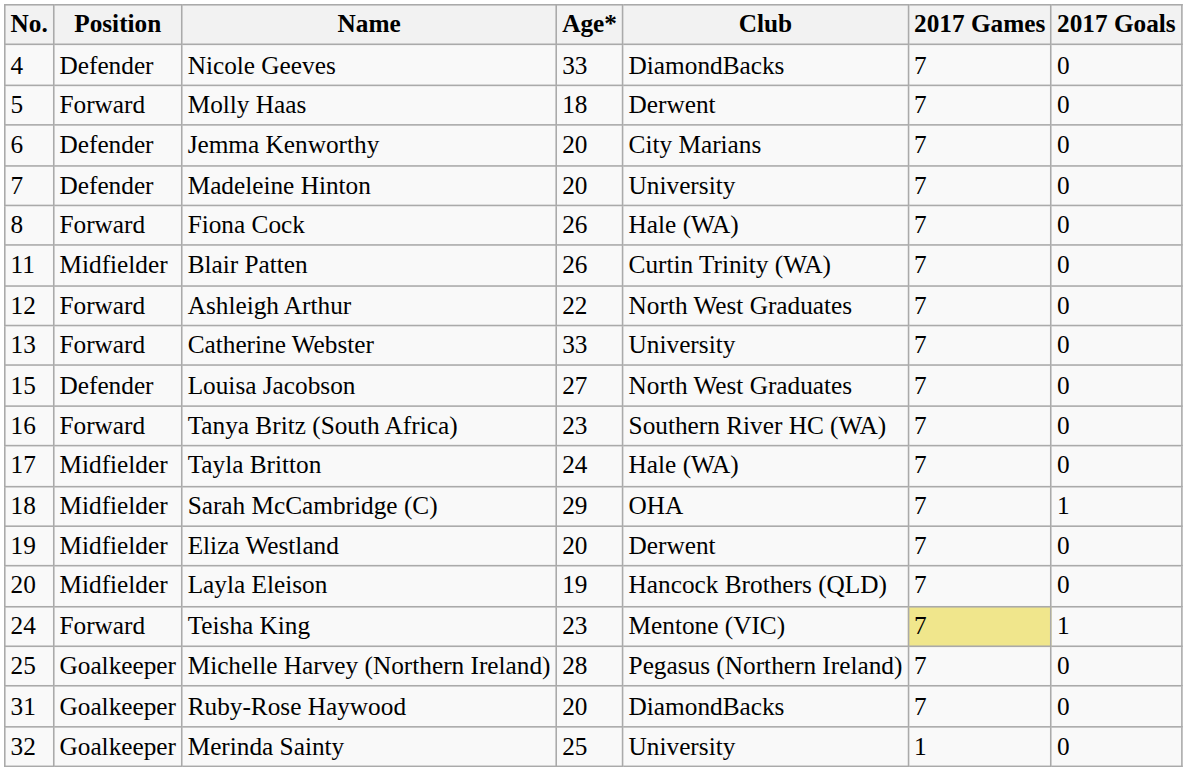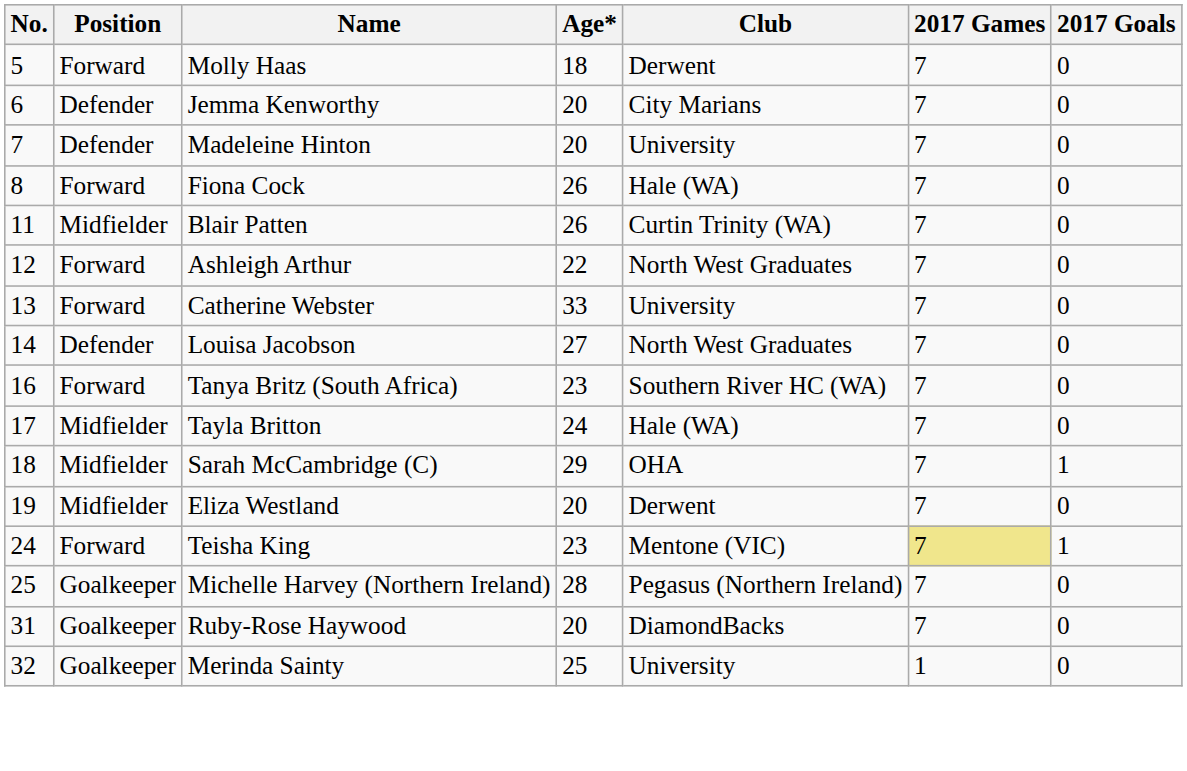- row: (262, 64)
(23, 385) 15 -> (23, 345) 14
- row: (258, 585)
